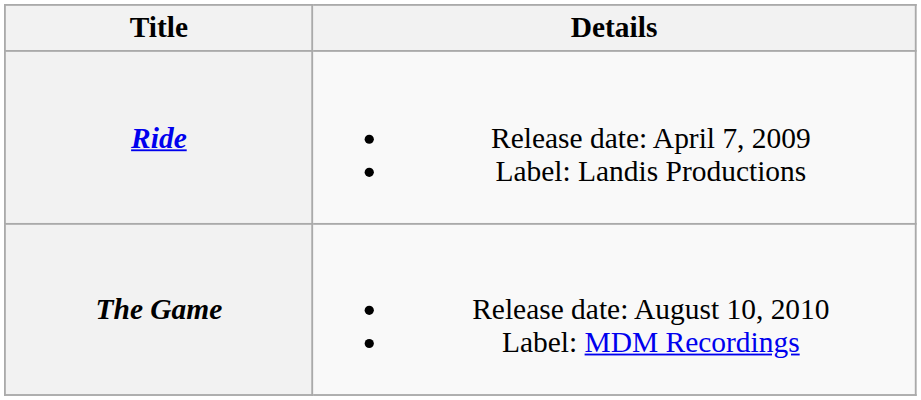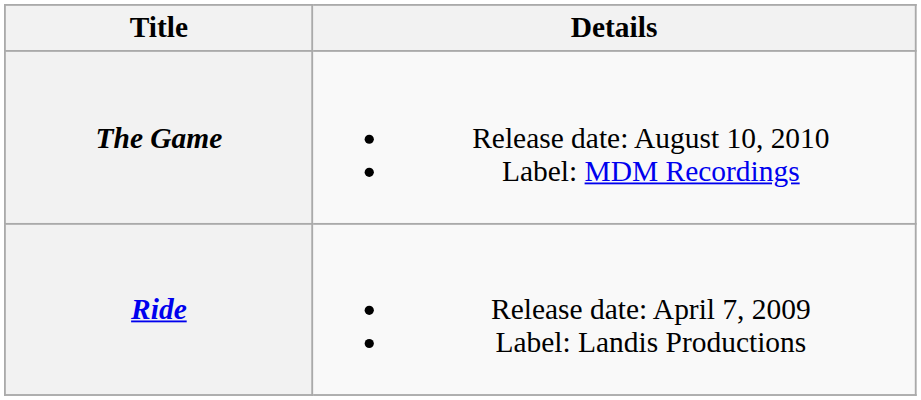rows swapped: (159, 137) <-> (159, 308)
